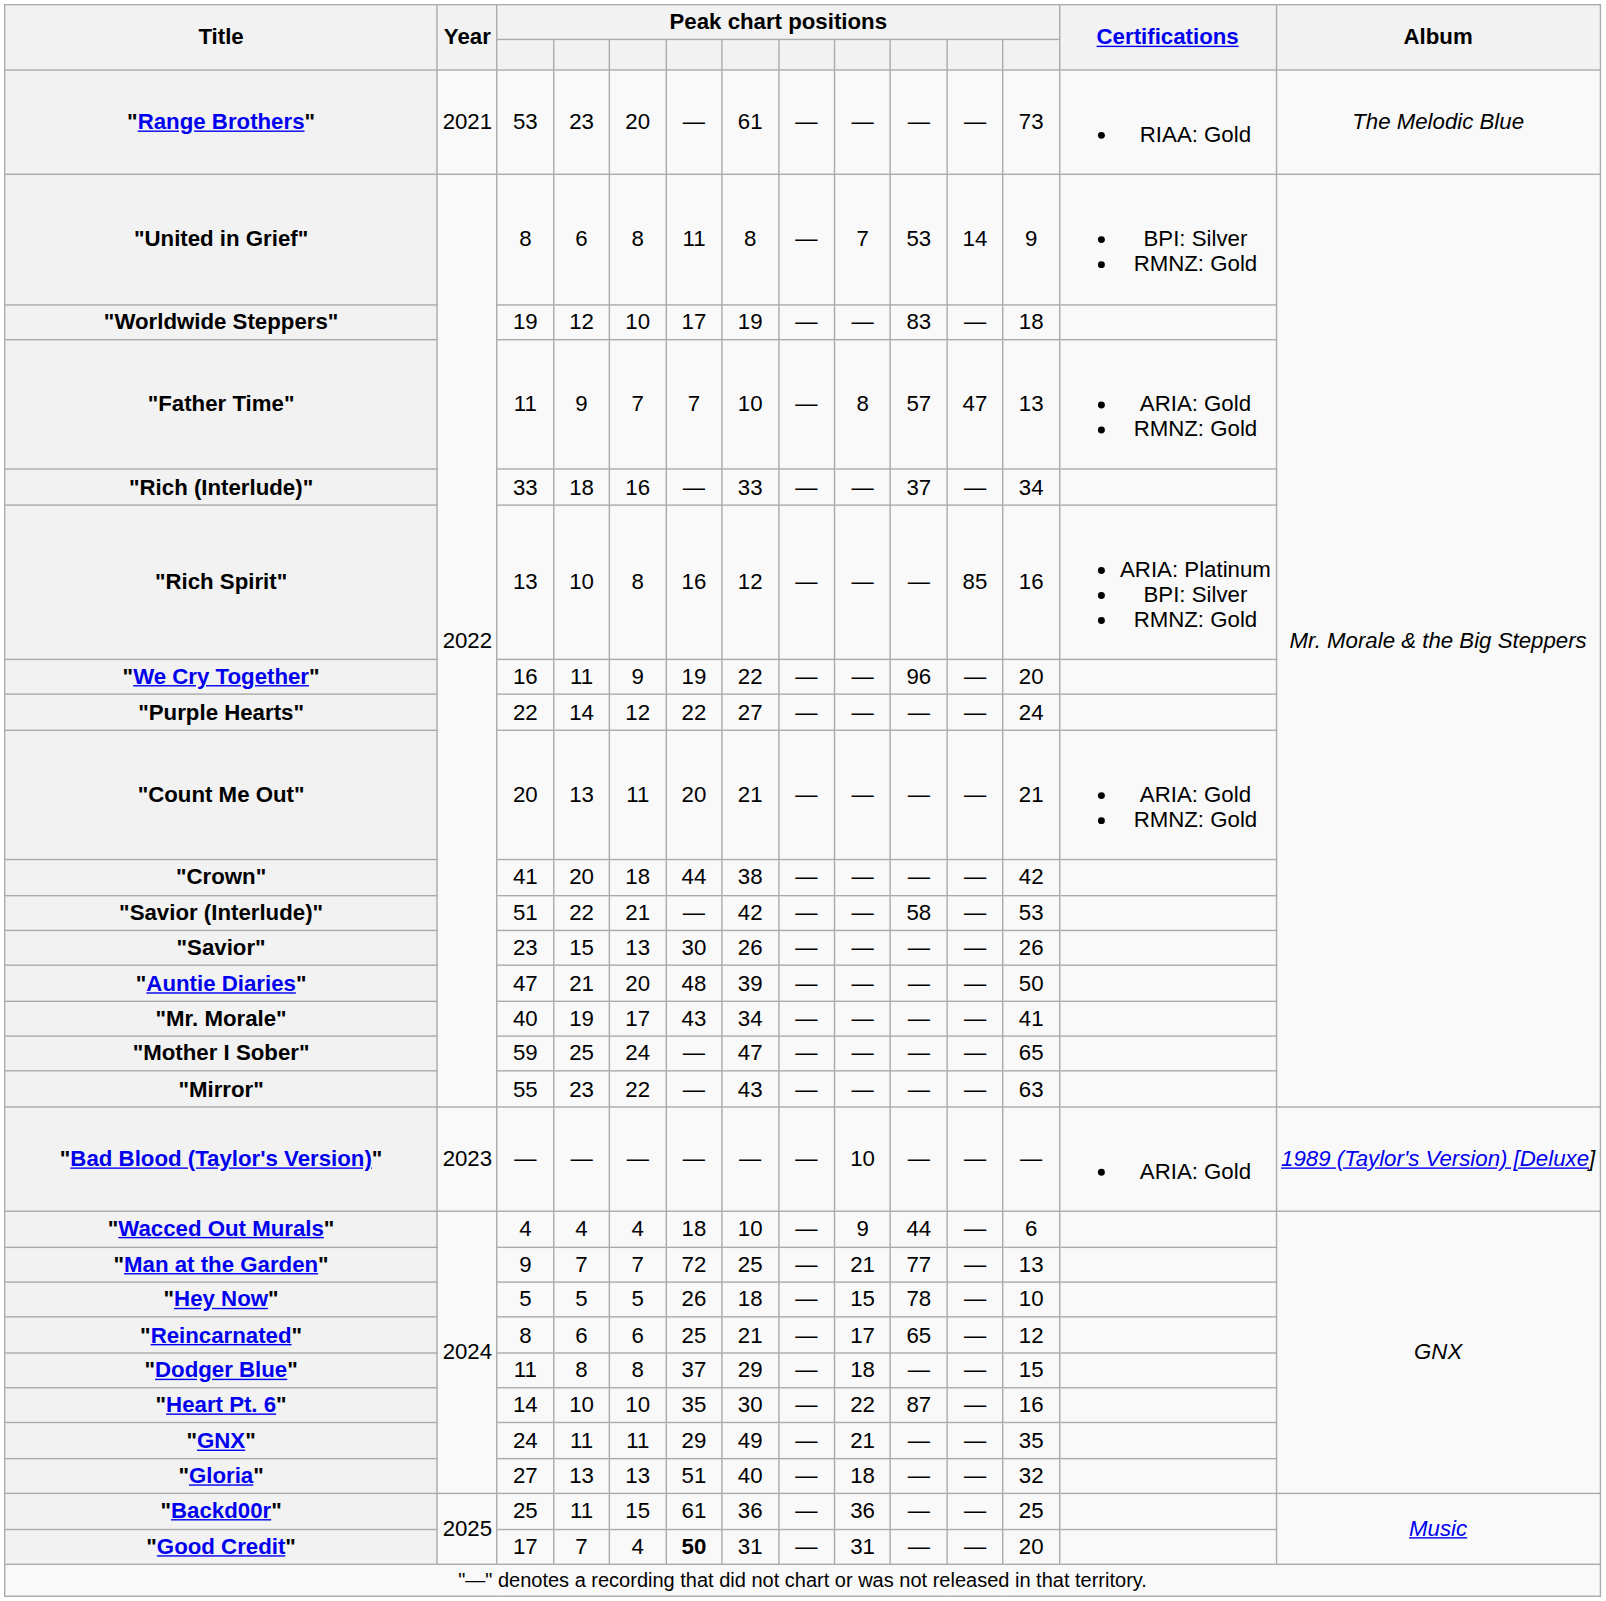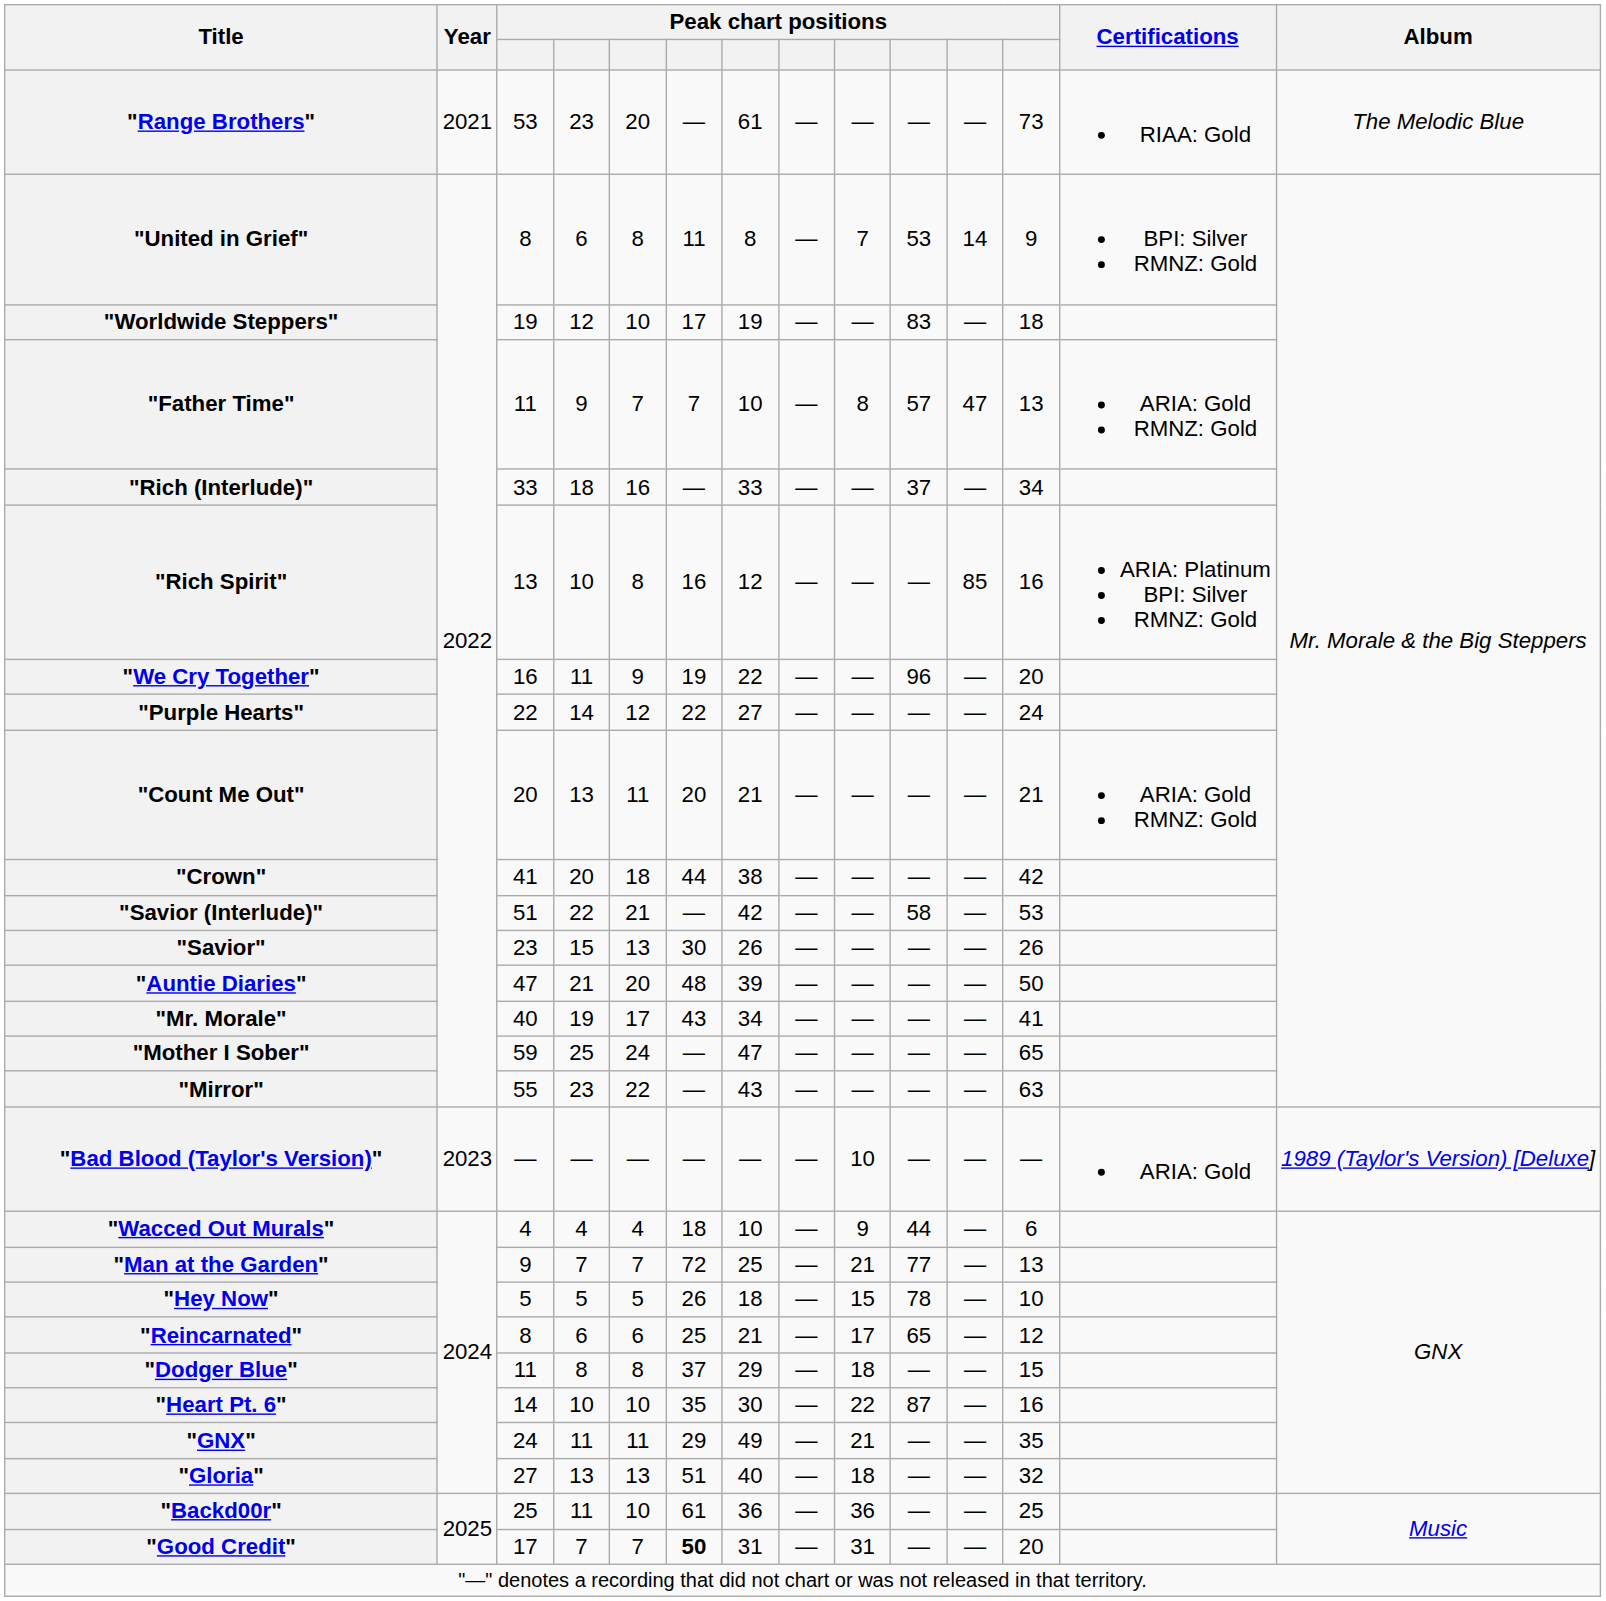(638, 1511) 15 -> (638, 1511) 10
(638, 1546) 4 -> (638, 1546) 7
